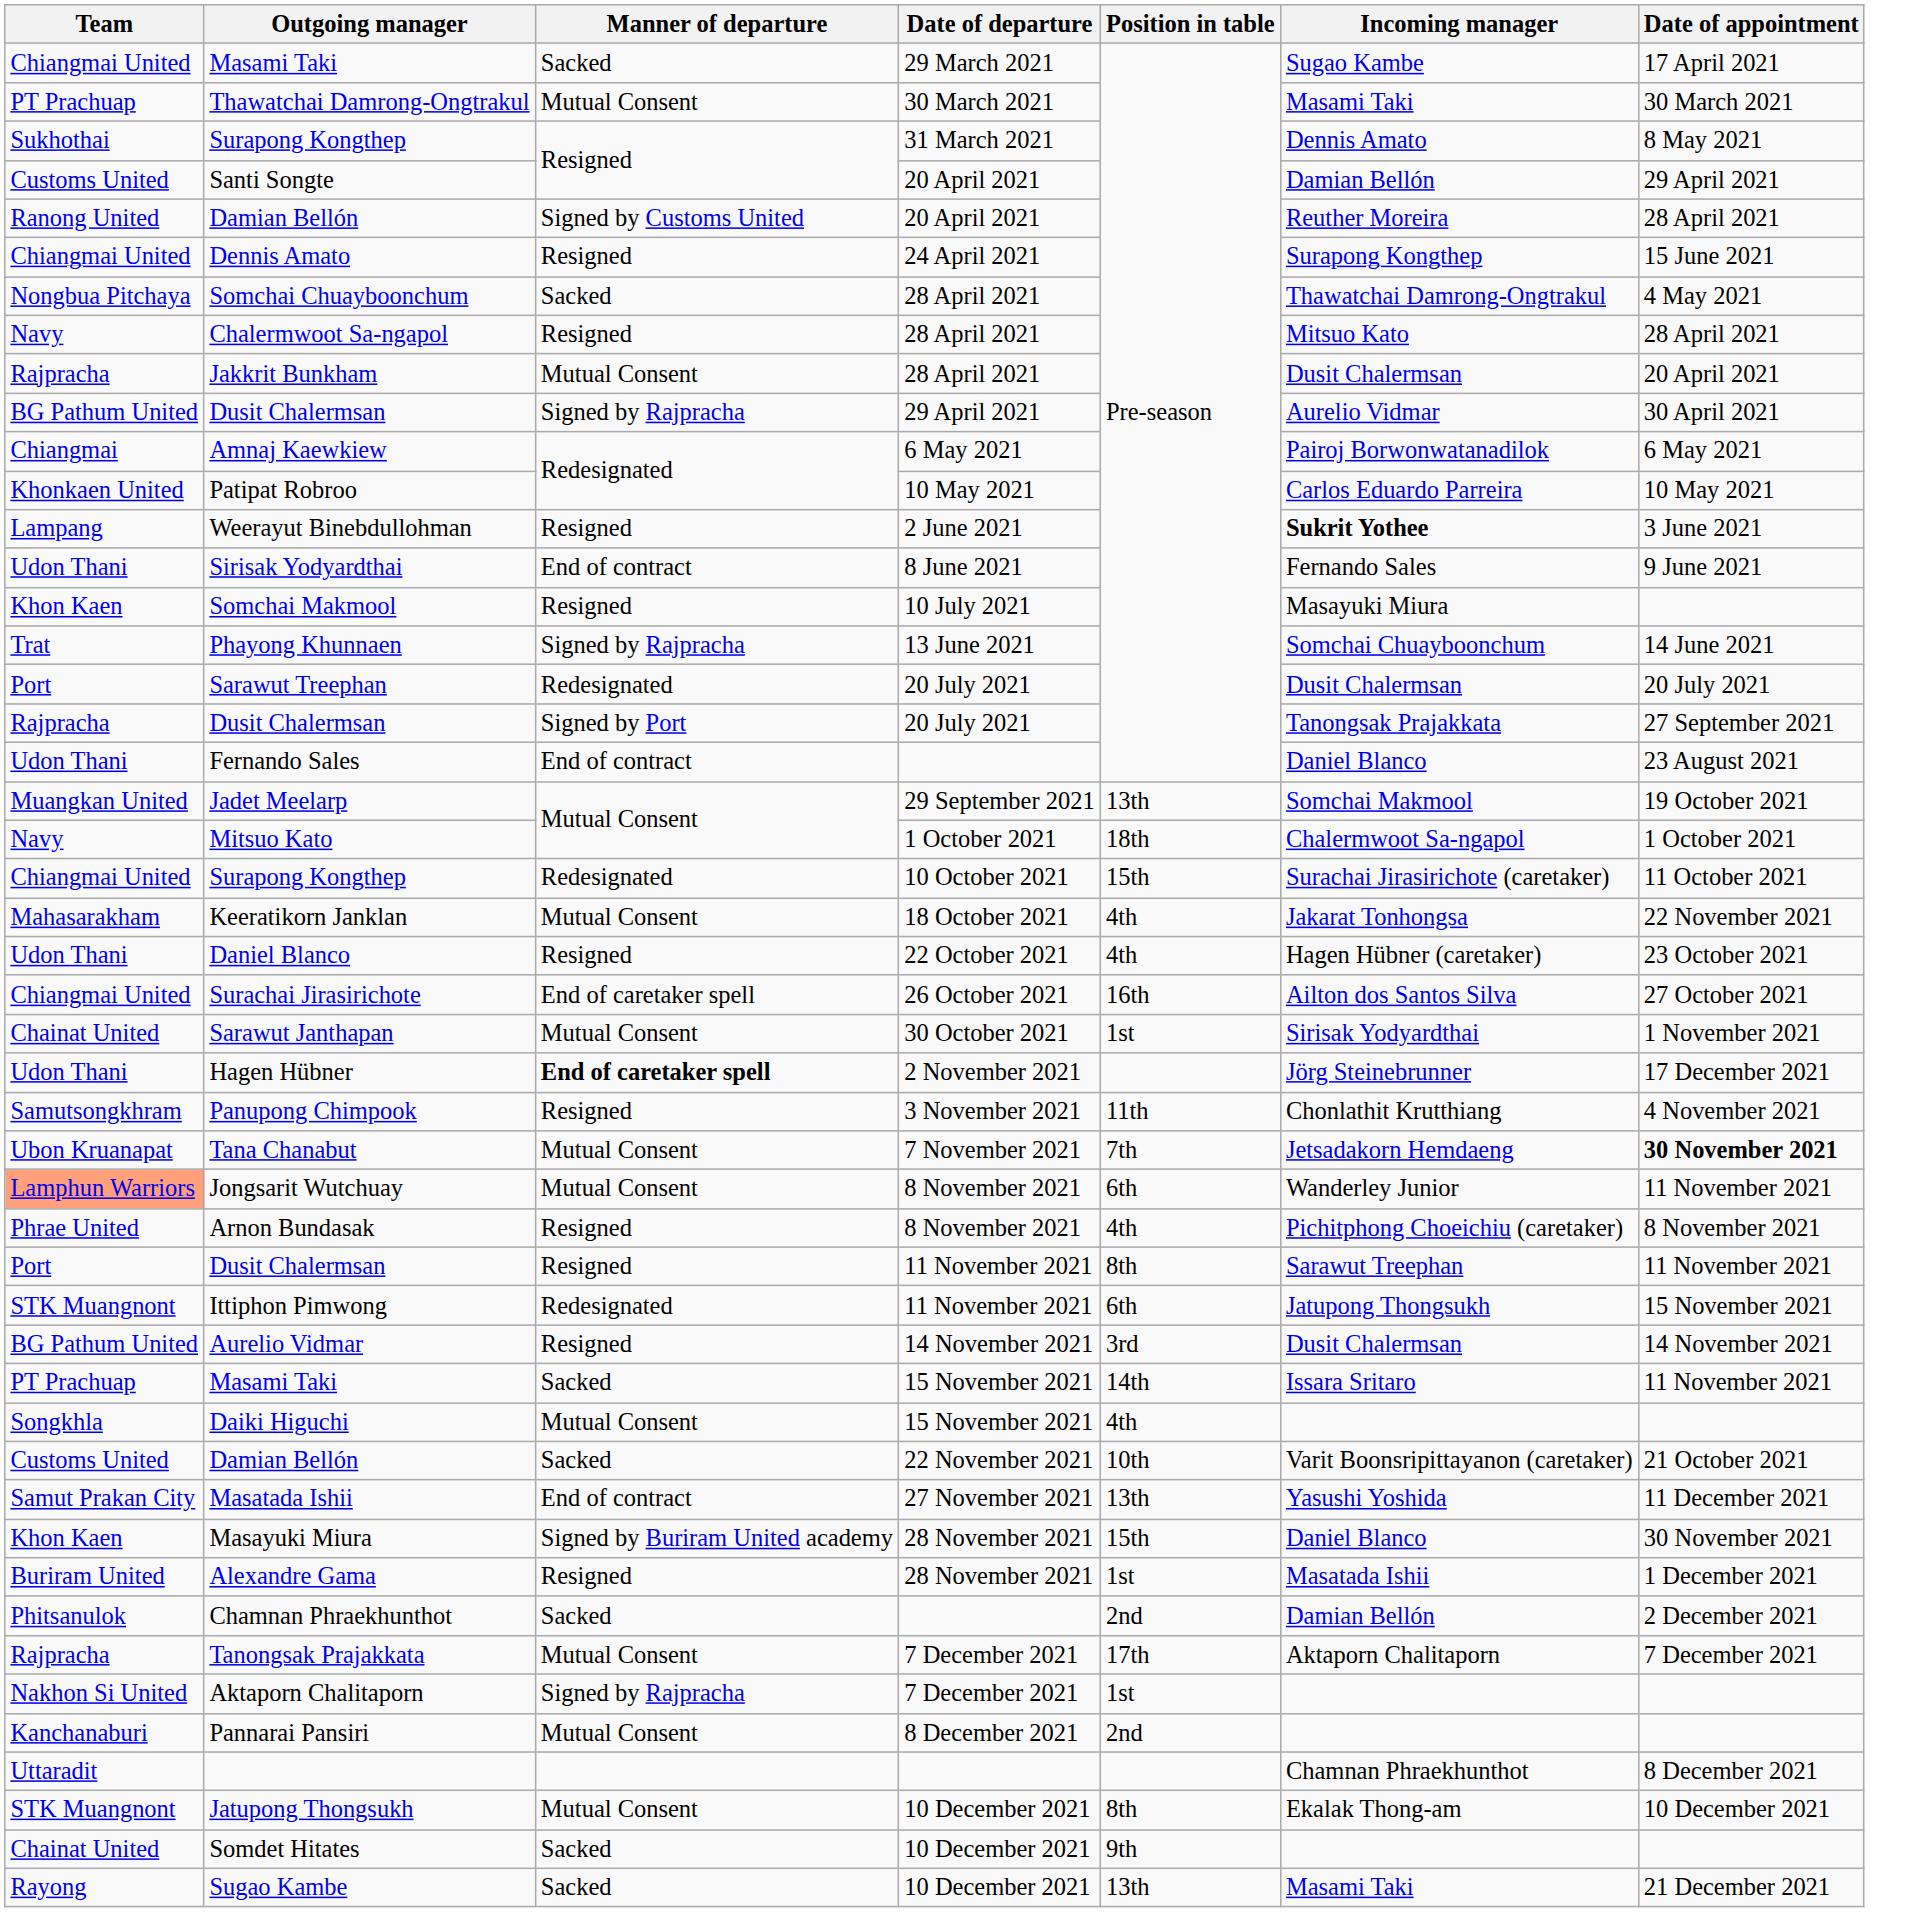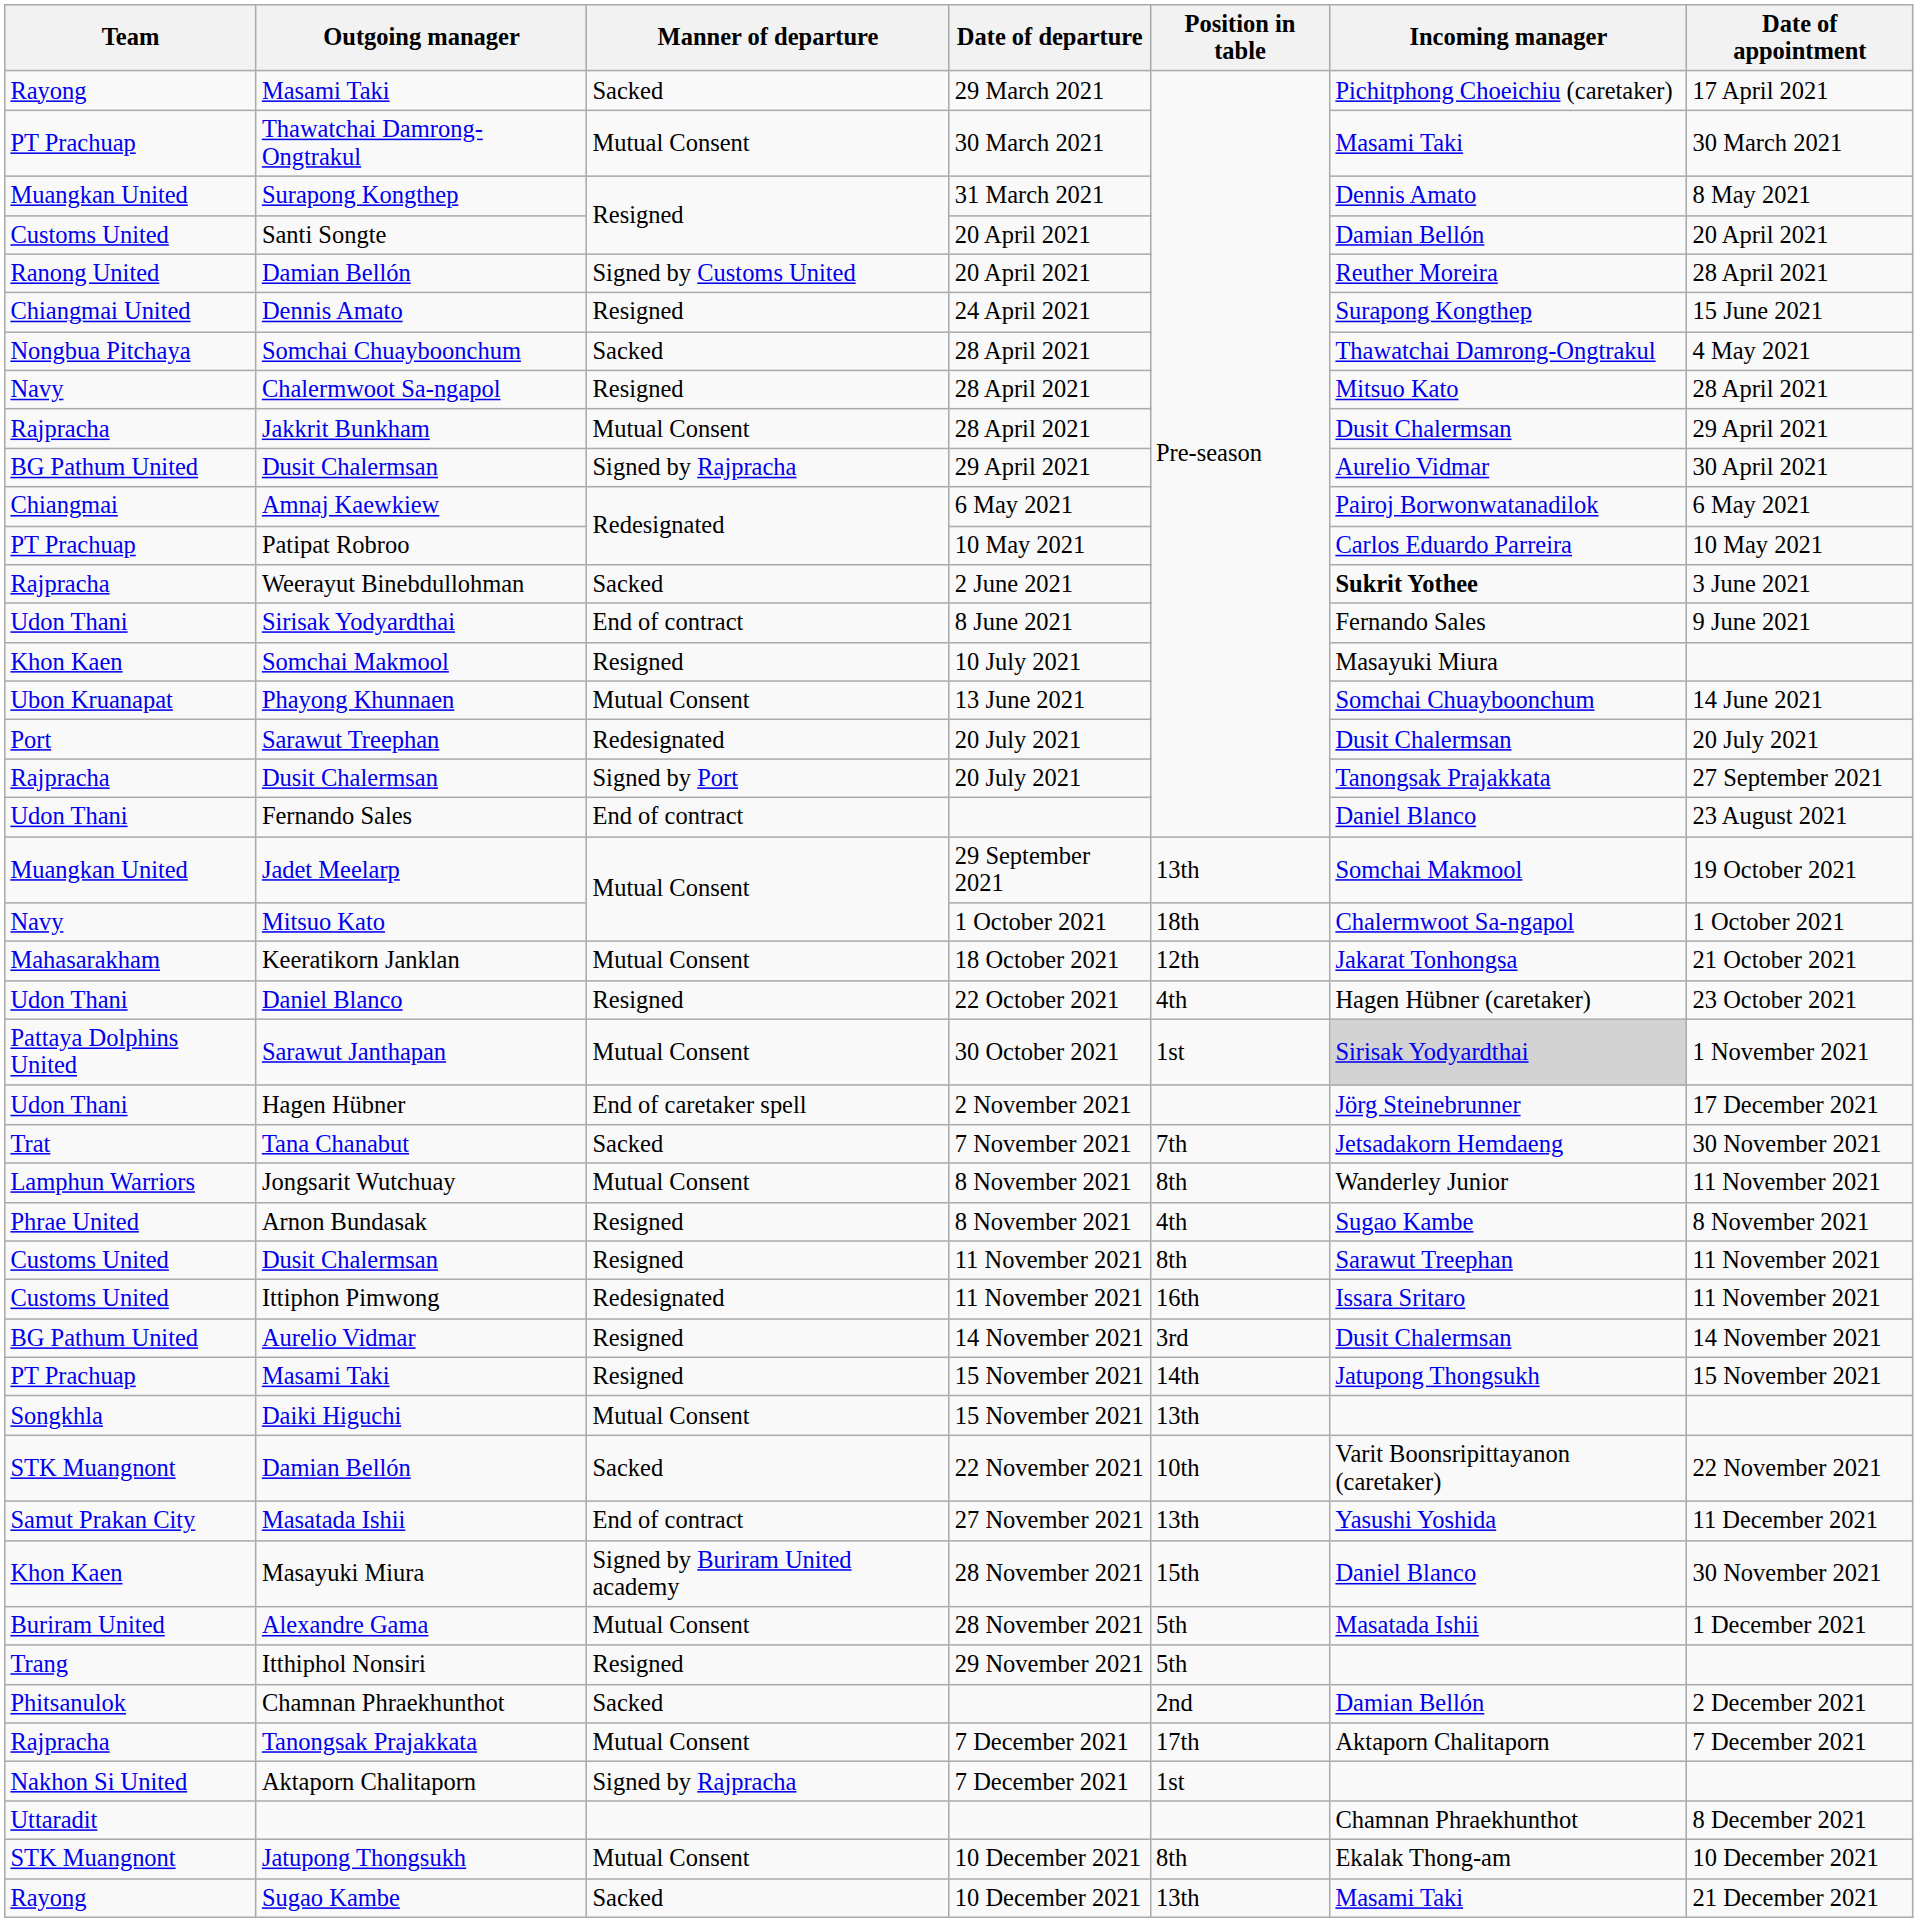(100, 62) Chiangmai United -> (48, 90) Rayong
(1355, 62) Sugao Kambe -> (1504, 90) Pichitphong Choeichiu (caretaker)
(60, 140) Sukhothai -> (99, 195) Muangkan United
(1712, 179) 29 April 2021 -> (1761, 234) 20 April 2021
(1712, 373) 20 April 2021 -> (1761, 428) 29 April 2021
(97, 489) Khonkaen United -> (73, 544) PT Prachuap
(57, 528) Lampang -> (60, 583) Rajpracha
(586, 528) Resigned -> (628, 583) Sacked
(30, 645) Trat -> (92, 700) Ubon Kruanapat
(643, 645) Signed by Rajpracha -> (671, 700) Mutual Consent
- row: (308, 878)
(1122, 916) 4th -> (1178, 960) 12th
(1738, 916) 22 November 2021 -> (1775, 960) 21 October 2021
- row: (315, 994)
(85, 1033) Chainat United -> (94, 1052) Pattaya Dolphins United
(1382, 1033) no background -> (1432, 1052) lightgrey background
(656, 1072) bold -> (700, 1104) normal
- row: (313, 1110)
(92, 1149) Ubon Kruanapat -> (30, 1143) Trat
(619, 1149) Mutual Consent -> (628, 1143) Sacked
(1741, 1149) bold -> (1787, 1143) normal
(103, 1188) lightsalmon background -> (103, 1182) no background
(1122, 1188) 6th -> (1172, 1182) 8th
(1454, 1227) Pichitphong Choeichiu (caretaker) -> (1404, 1221) Sugao Kambe
(31, 1266) Port -> (90, 1259) Customs United
(93, 1305) STK Muangnont -> (90, 1298) Customs United
(1122, 1305) 6th -> (1178, 1298) 16th
(1388, 1305) Jatupong Thongsukh -> (1400, 1298) Issara Sritaro
(1738, 1305) 15 November 2021 -> (1787, 1298) 11 November 2021
(576, 1382) Sacked -> (638, 1376) Resigned
(1351, 1382) Issara Sritaro -> (1438, 1376) Jatupong Thongsukh
(1738, 1382) 11 November 2021 -> (1787, 1376) 15 November 2021
(1122, 1421) 4th -> (1178, 1415) 13th
(90, 1460) Customs United -> (93, 1467) STK Muangnont
(1726, 1460) 21 October 2021 -> (1787, 1467) 22 November 2021
(586, 1576) Resigned -> (671, 1625) Mutual Consent
(1120, 1576) 1st -> (1172, 1625) 5th
+ row: (344, 1664)
- row: (289, 1732)
- row: (285, 1848)
